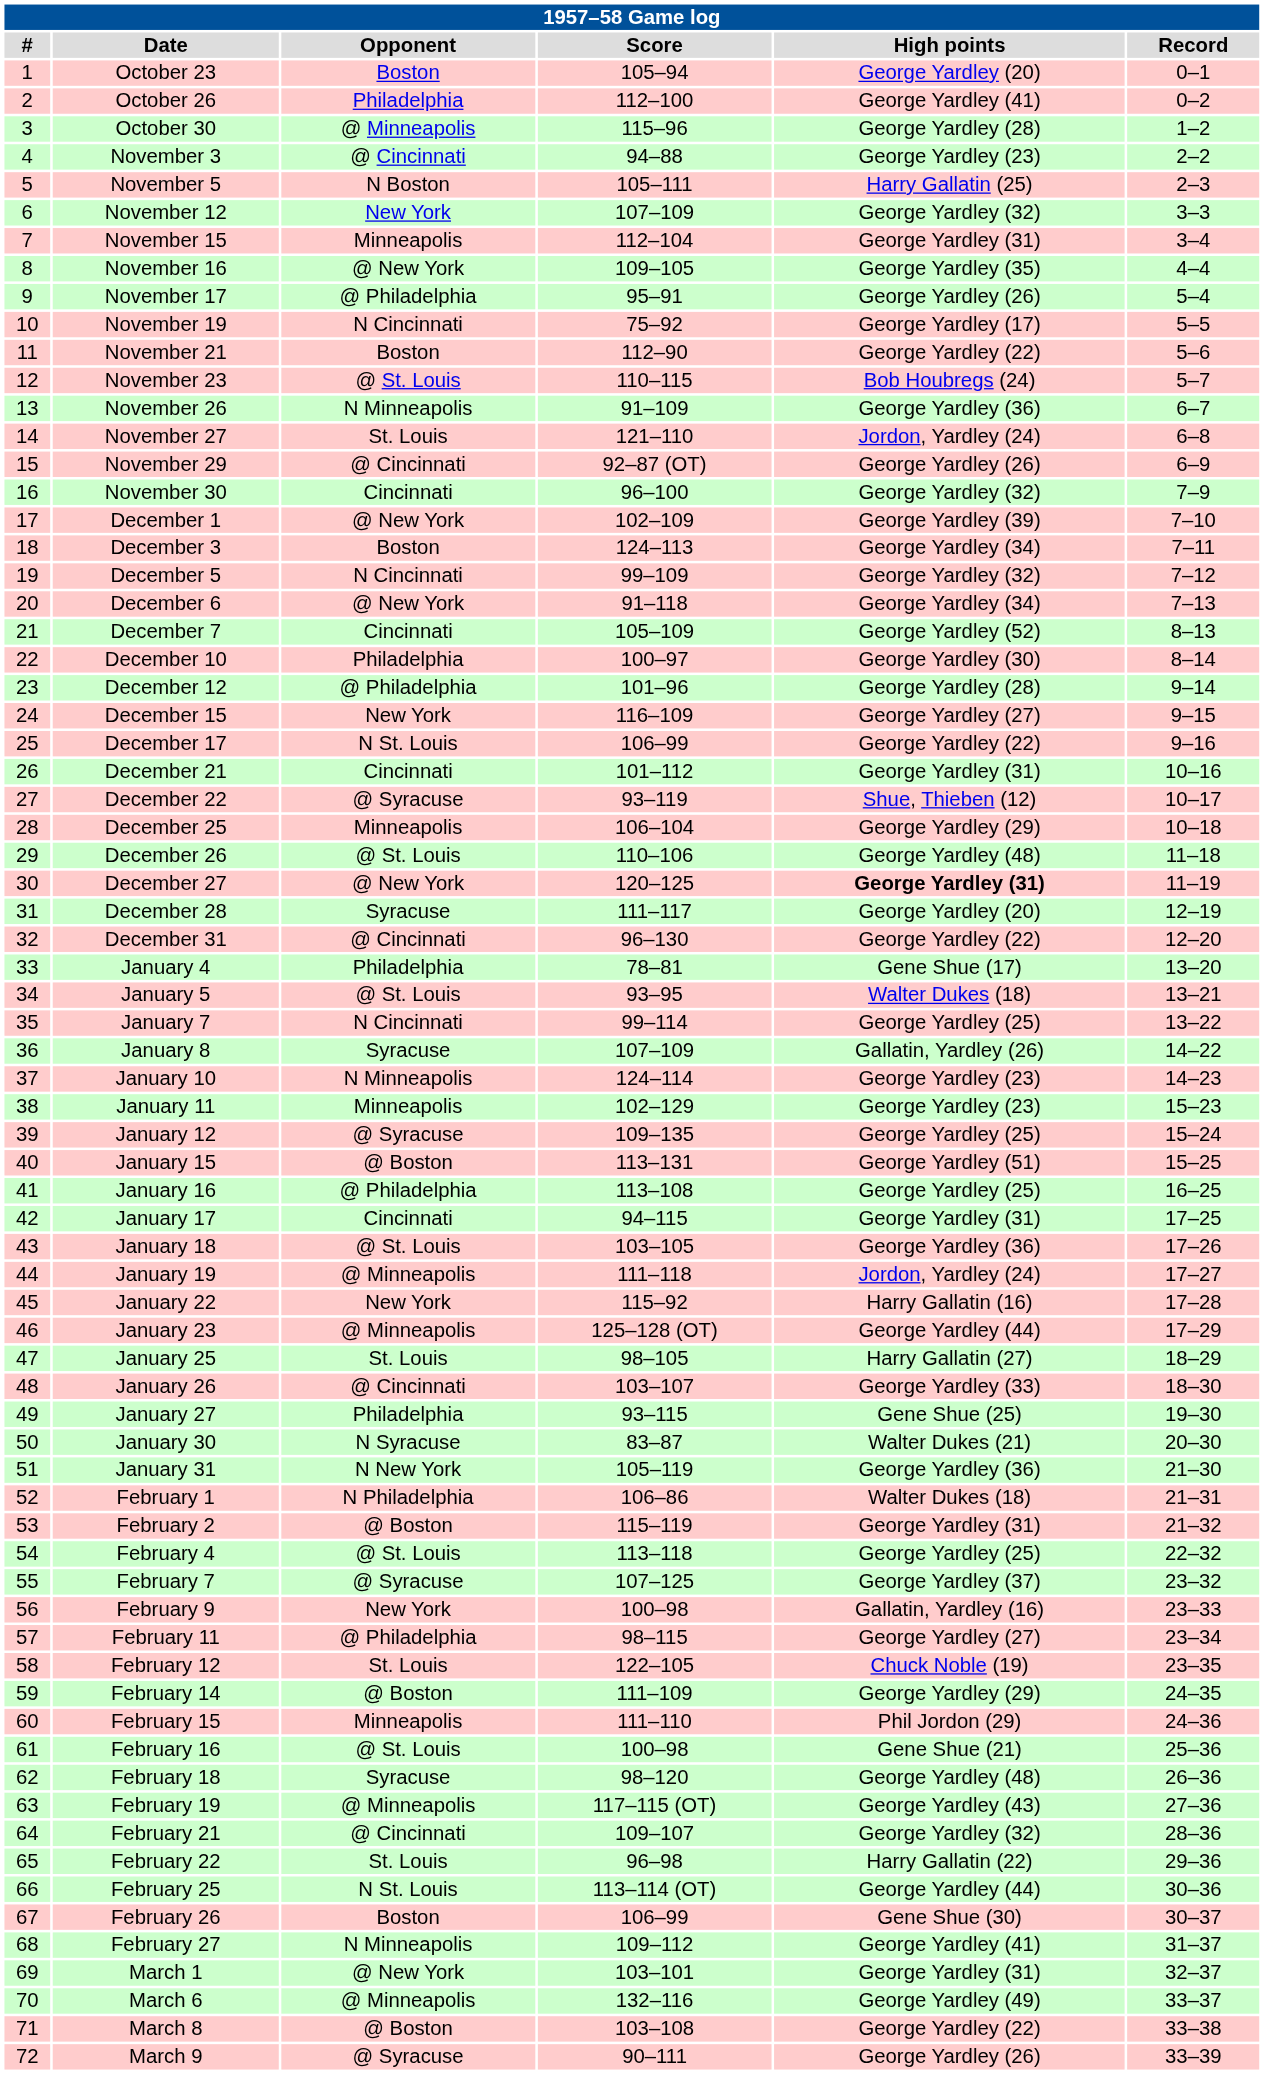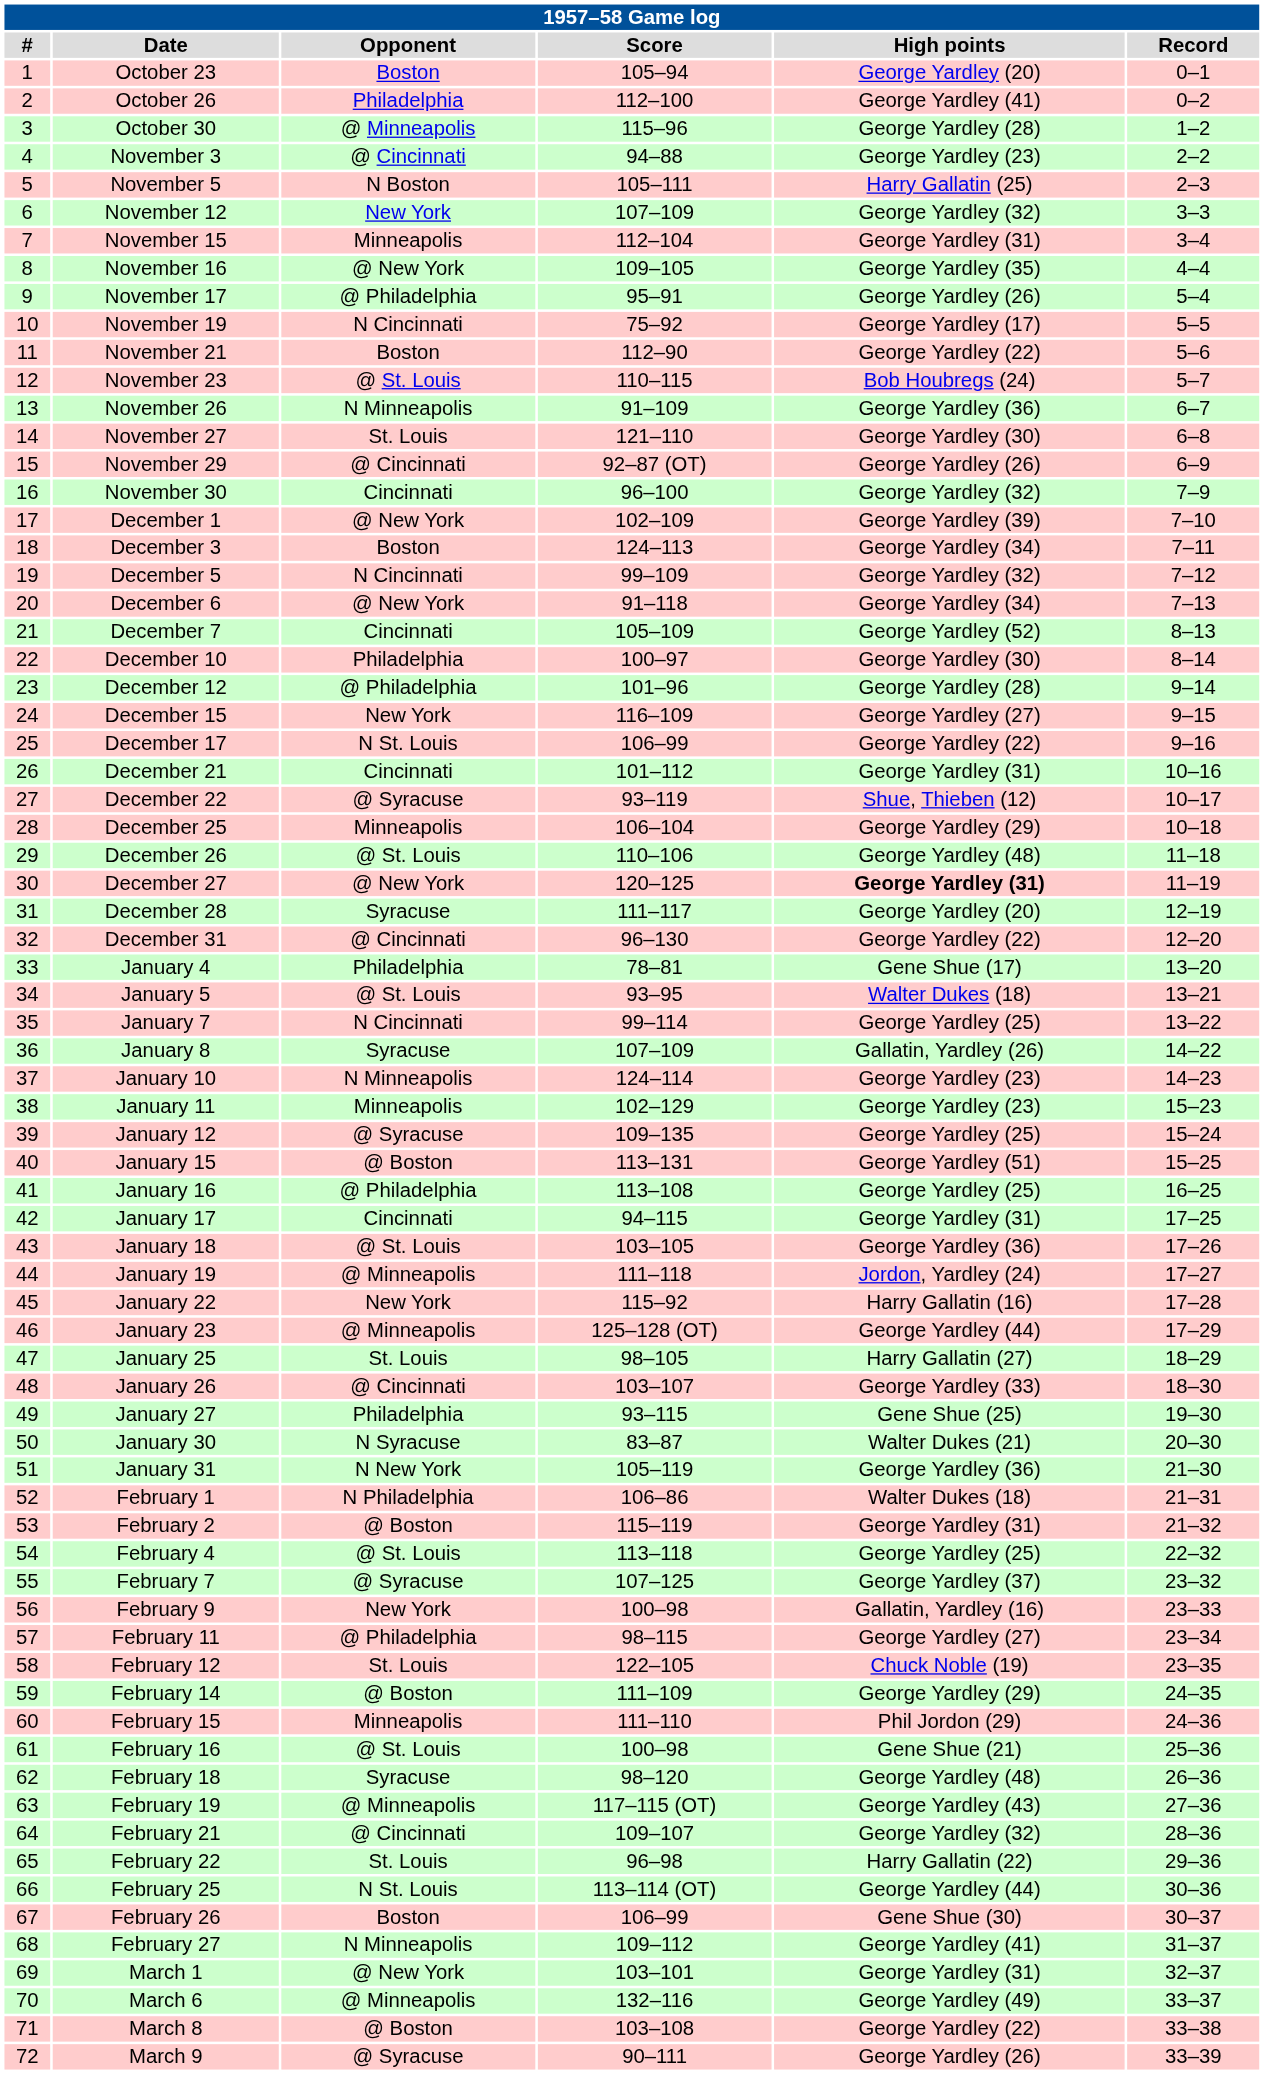(950, 436) Jordon, Yardley (24) -> (950, 436) George Yardley (30)
